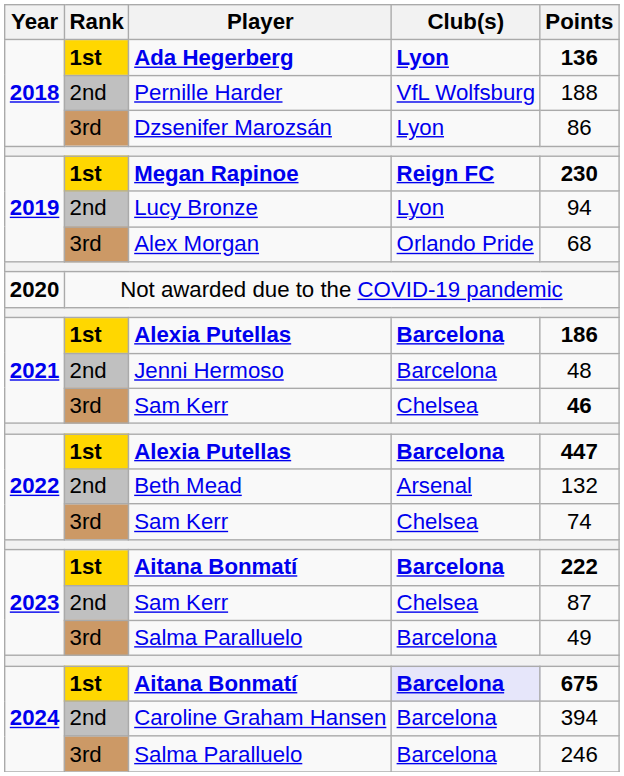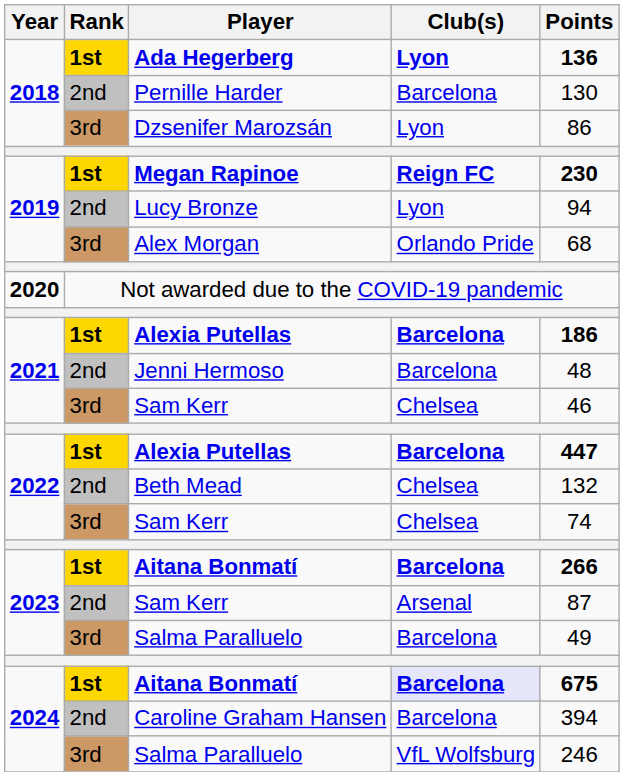(466, 92) VfL Wolfsburg -> (447, 92) Barcelona
(579, 92) 188 -> (579, 92) 130
(579, 405) bold -> (579, 405) normal
(434, 486) Arsenal -> (437, 486) Chelsea
(579, 567) 222 -> (579, 567) 266
(437, 602) Chelsea -> (434, 602) Arsenal
(447, 753) Barcelona -> (466, 753) VfL Wolfsburg
